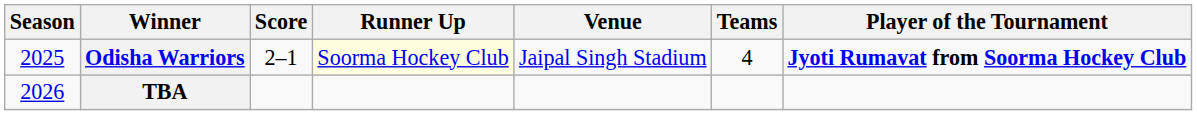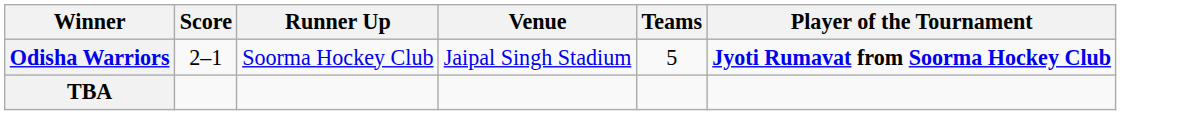- column: (42, 22)
(413, 57) lightyellow background -> (338, 57) no background
(747, 57) 4 -> (672, 57) 5
